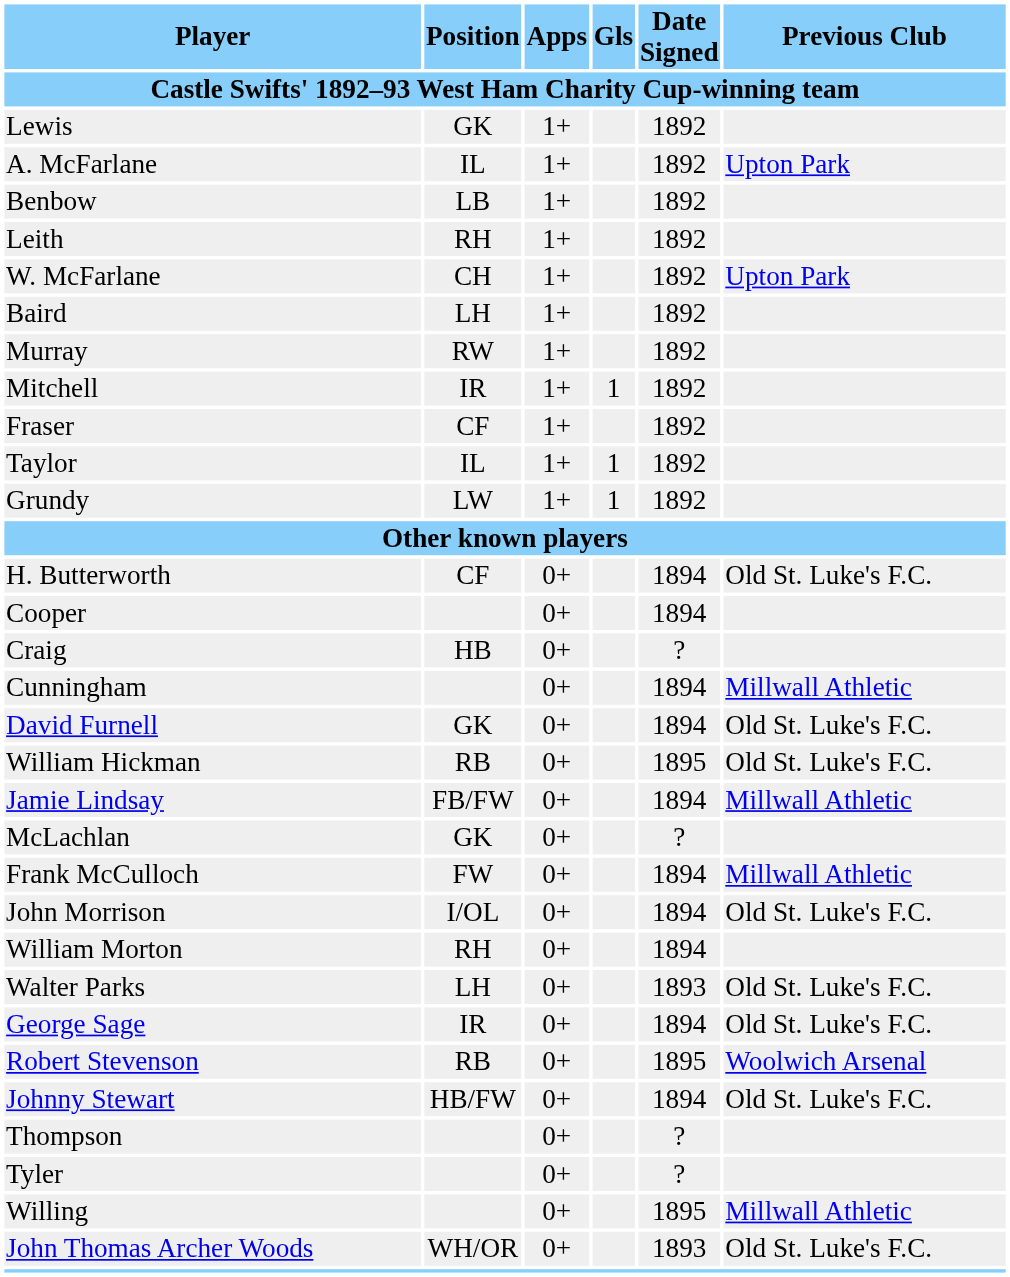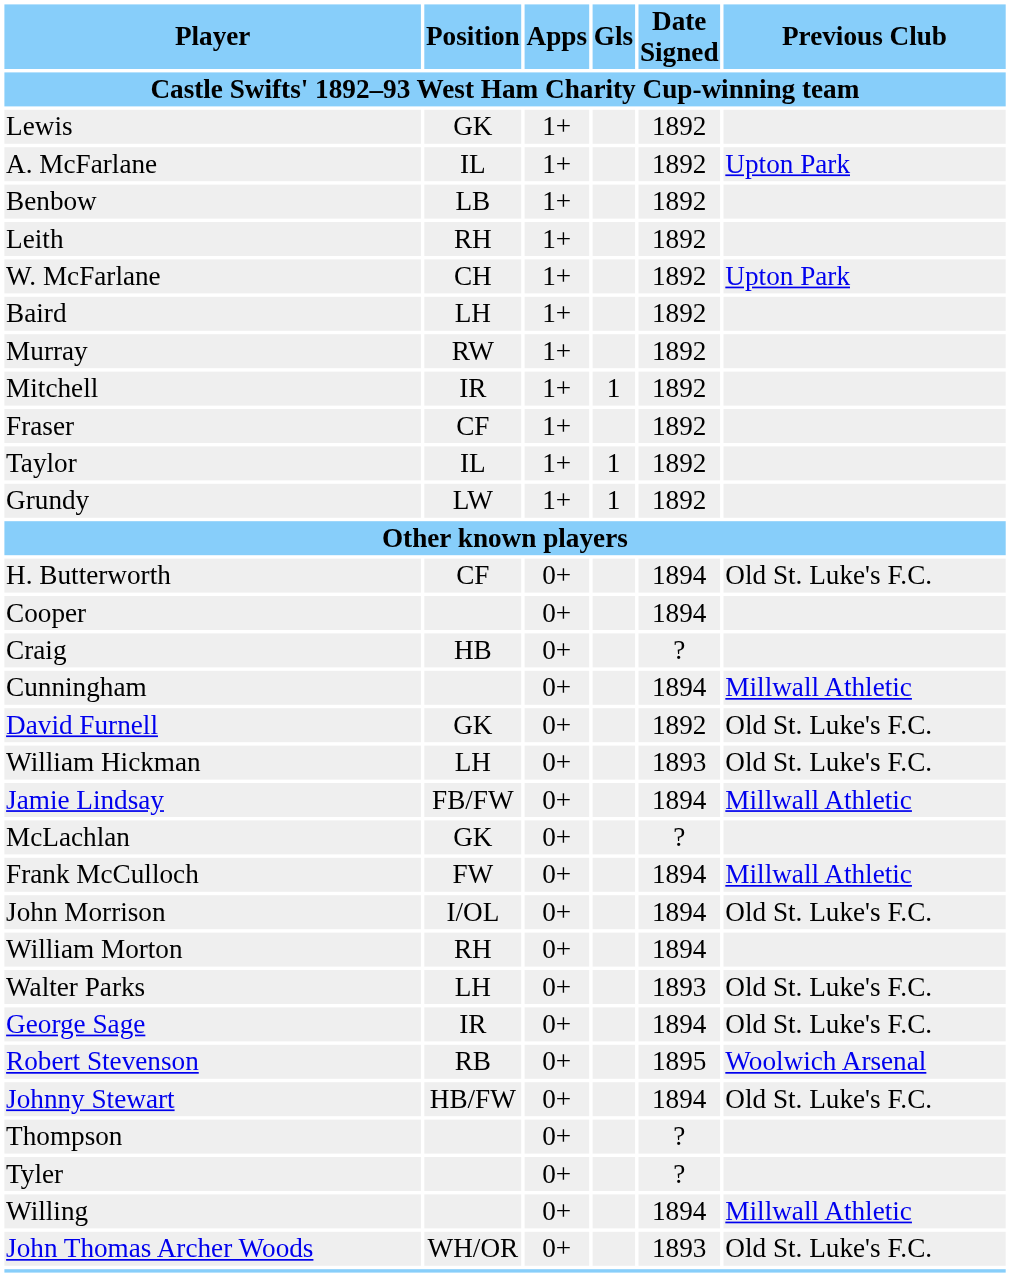(679, 724) 1894 -> (679, 724) 1892
(473, 762) RB -> (473, 762) LH
(679, 762) 1895 -> (679, 762) 1893
(679, 1211) 1895 -> (679, 1211) 1894
